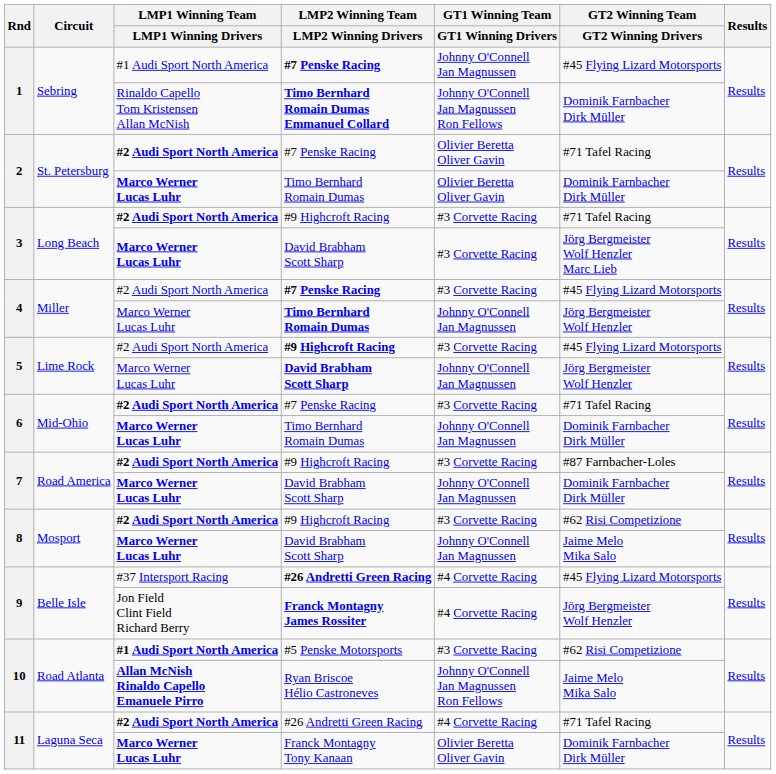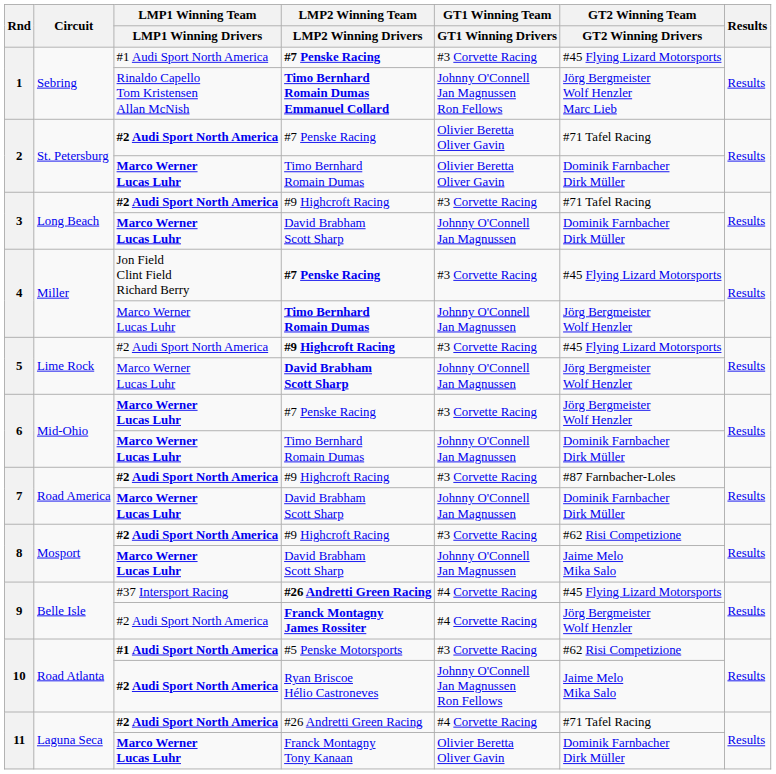(483, 65) Johnny O'Connell Jan Magnussen -> (487, 57) #3 Corvette Racing
(616, 109) Dominik Farnbacher Dirk Müller -> (607, 94) Jörg Bergmeister Wolf Henzler Marc Lieb
(487, 254) #3 Corvette Racing -> (483, 231) Johnny O'Connell Jan Magnussen
(607, 254) Jörg Bergmeister Wolf Henzler Marc Lieb -> (616, 231) Dominik Farnbacher Dirk Müller
(192, 290) #2 Audi Sport North America -> (153, 275) Jon Field Clint Field Richard Berry
(197, 405) #2 Audi Sport North America -> (157, 412) Marco Werner Lucas Luhr
(607, 405) #71 Tafel Racing -> (607, 412) Jörg Bergmeister Wolf Henzler
(153, 613) Jon Field Clint Field Richard Berry -> (192, 621) #2 Audi Sport North America
(161, 686) Allan McNish Rinaldo Capello Emanuele Pirro -> (197, 686) #2 Audi Sport North America
